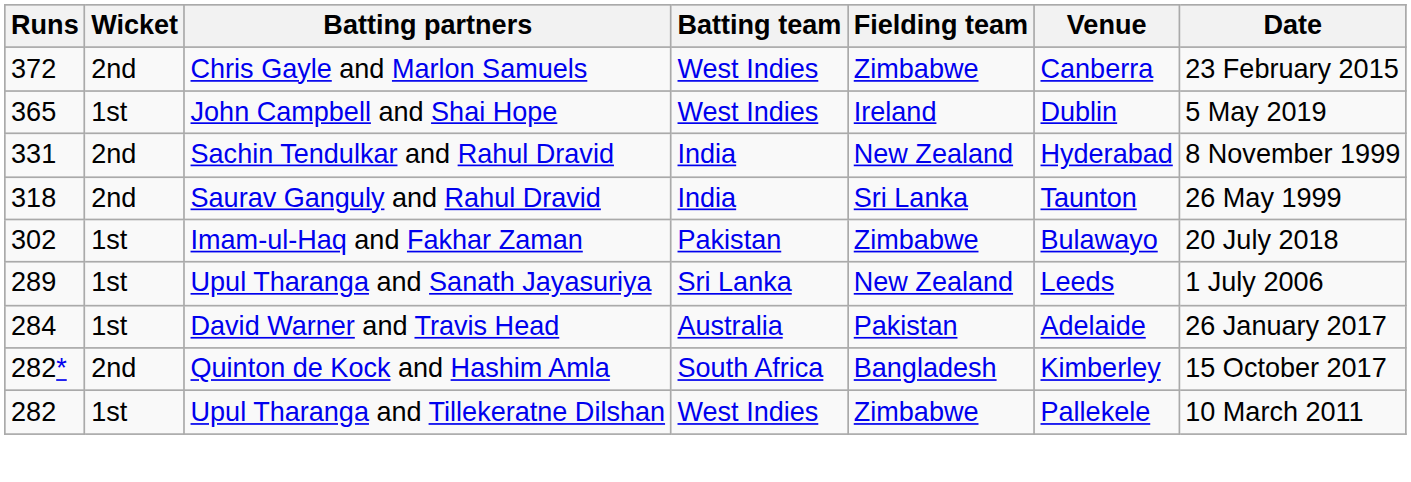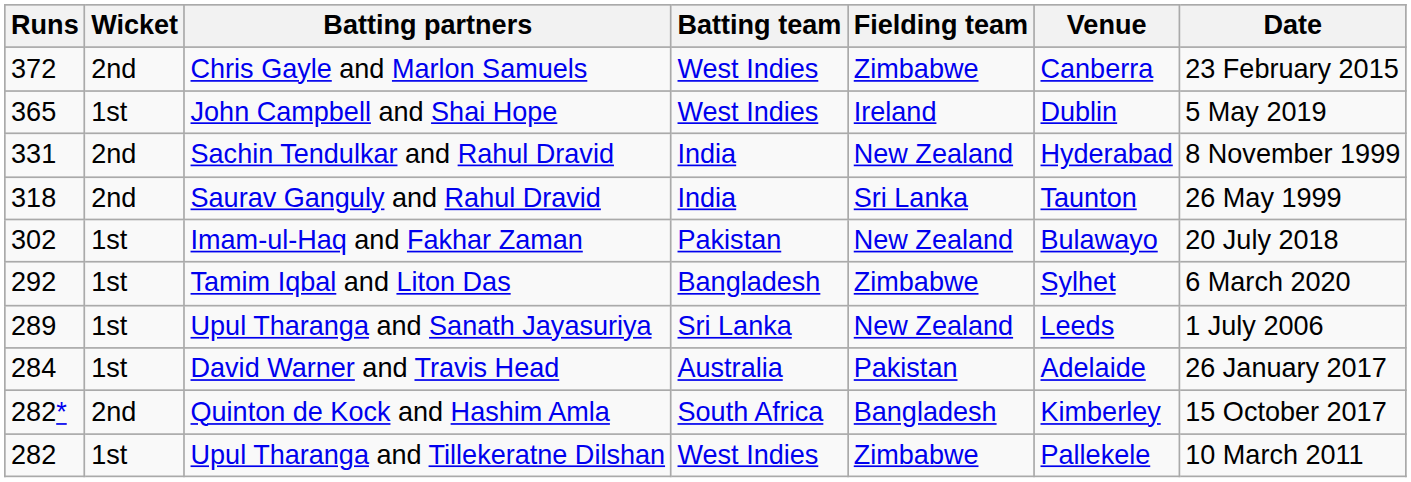(916, 240) Zimbabwe -> (933, 240) New Zealand
+ row: (351, 283)
